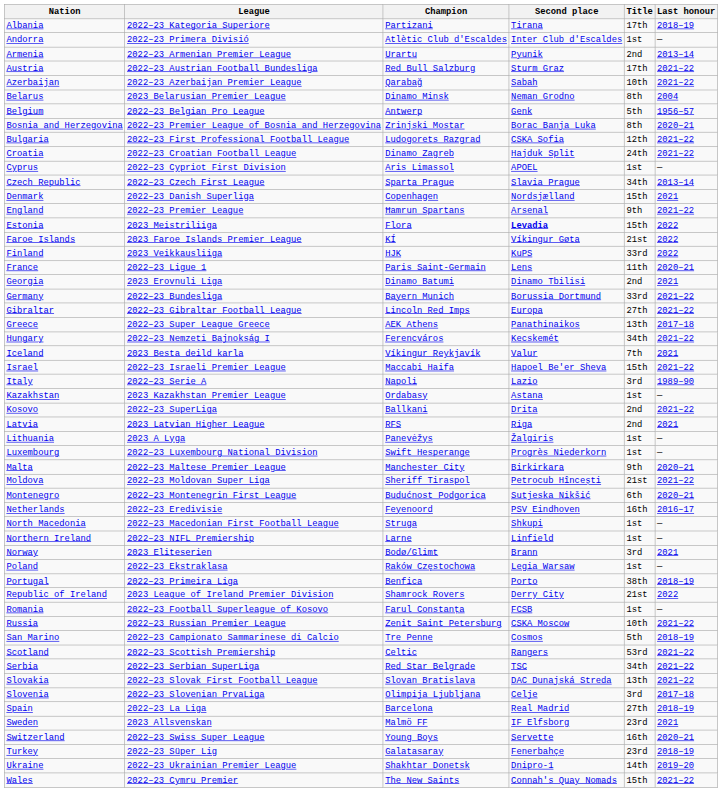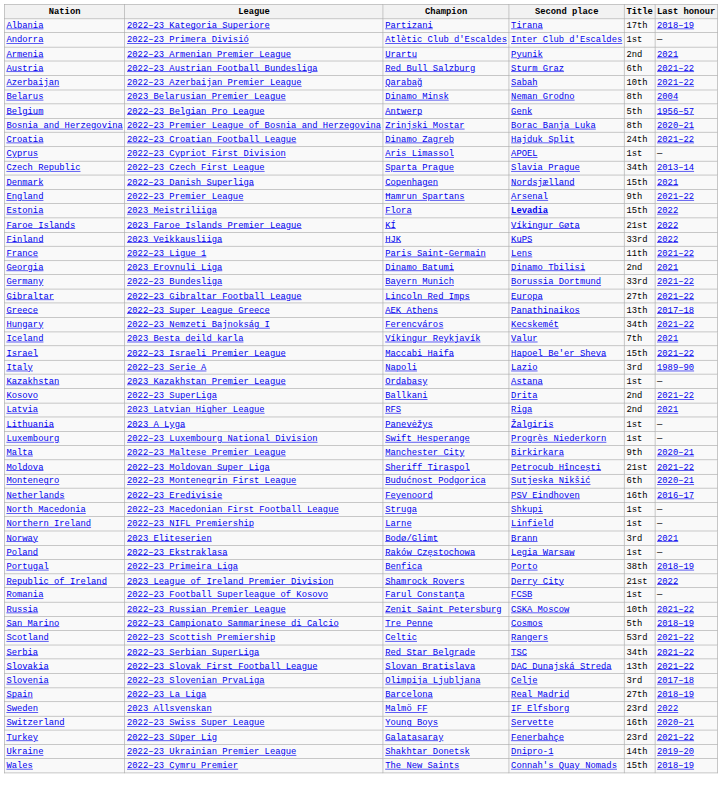(676, 54) 2013–14 -> (668, 54) 2021
(637, 68) 17th -> (634, 68) 6th
- row: (28, 140)
(676, 268) 2020–21 -> (676, 253) 2021–22
(668, 723) 2021 -> (668, 709) 2022
(676, 752) 2018–19 -> (676, 737) 2021–22
(676, 780) 2021–22 -> (676, 766) 2018–19
